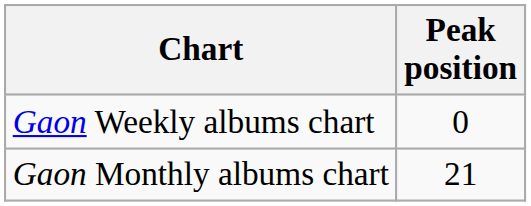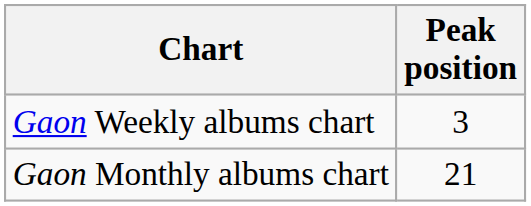(461, 121) 0 -> (461, 121) 3
